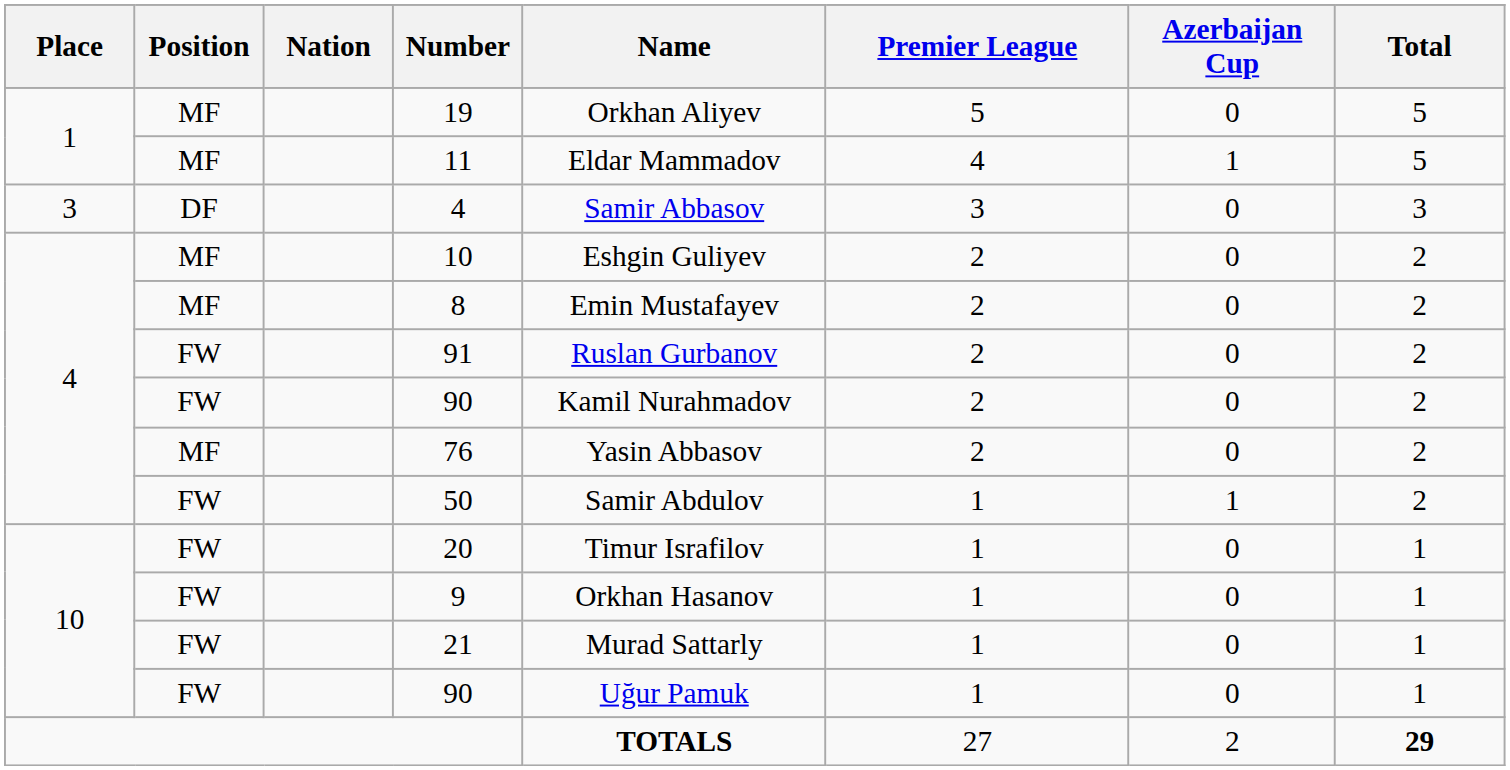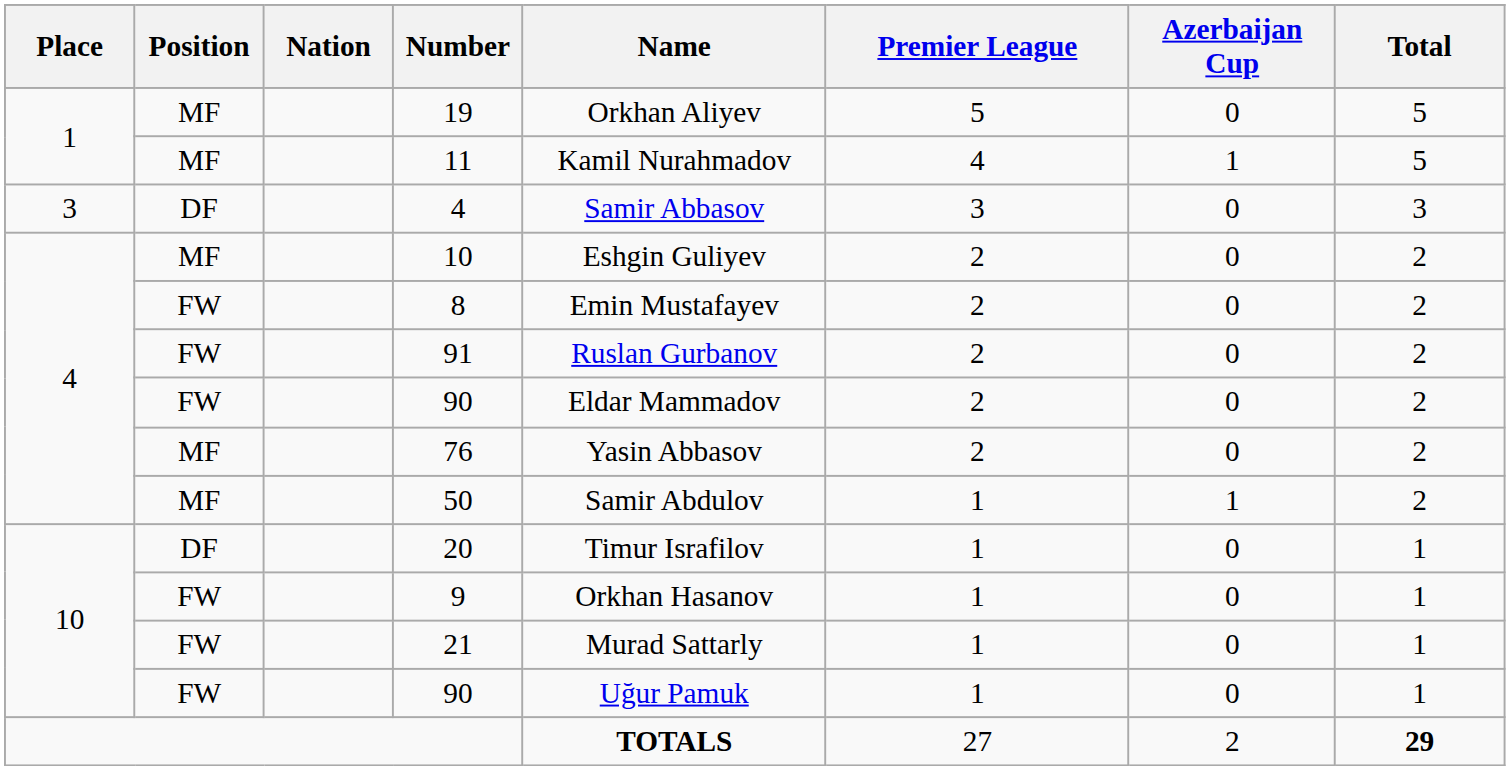(674, 160) Eldar Mammadov -> (674, 160) Kamil Nurahmadov
(199, 305) MF -> (199, 305) FW
(674, 402) Kamil Nurahmadov -> (674, 402) Eldar Mammadov
(199, 498) FW -> (199, 498) MF
(199, 547) FW -> (199, 547) DF
